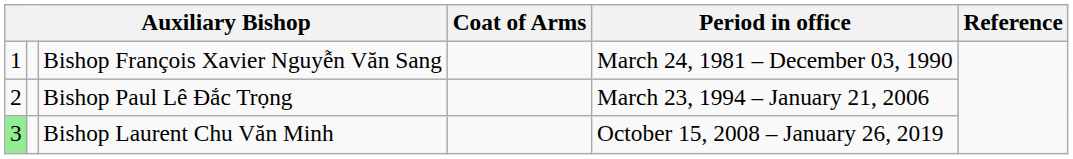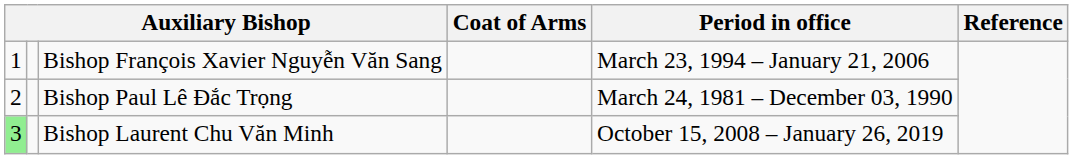(775, 60) March 24, 1981 – December 03, 1990 -> (763, 60) March 23, 1994 – January 21, 2006
(763, 97) March 23, 1994 – January 21, 2006 -> (775, 97) March 24, 1981 – December 03, 1990
